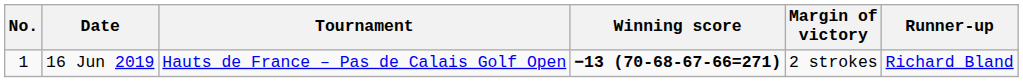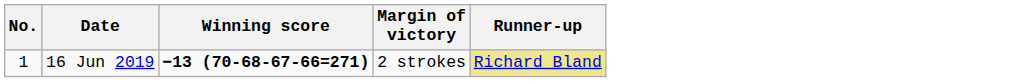- column: (364, 28)
(950, 63) no background -> (538, 63) khaki background
